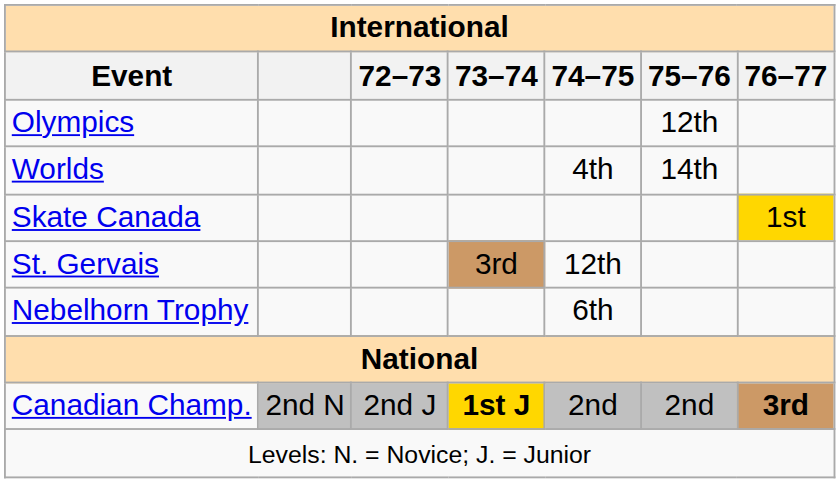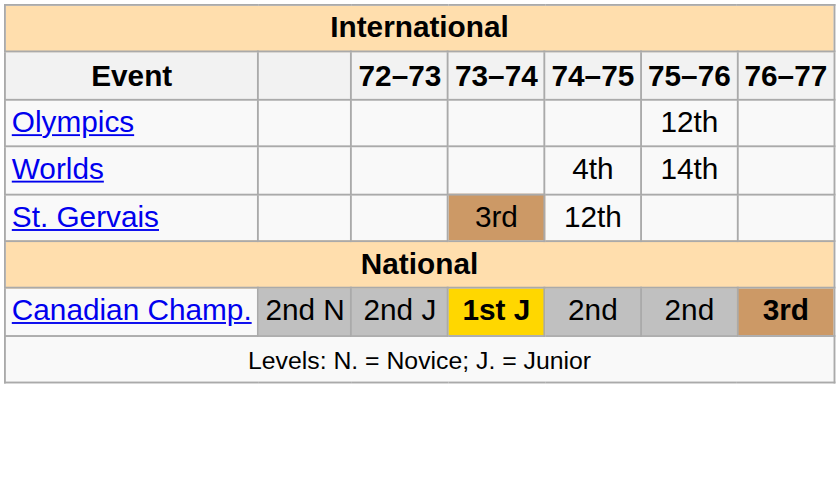- row: (106, 216)
- row: (130, 311)
